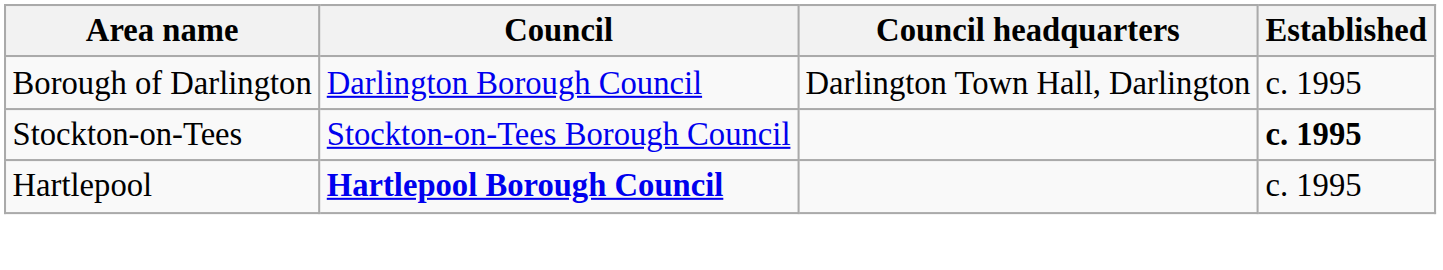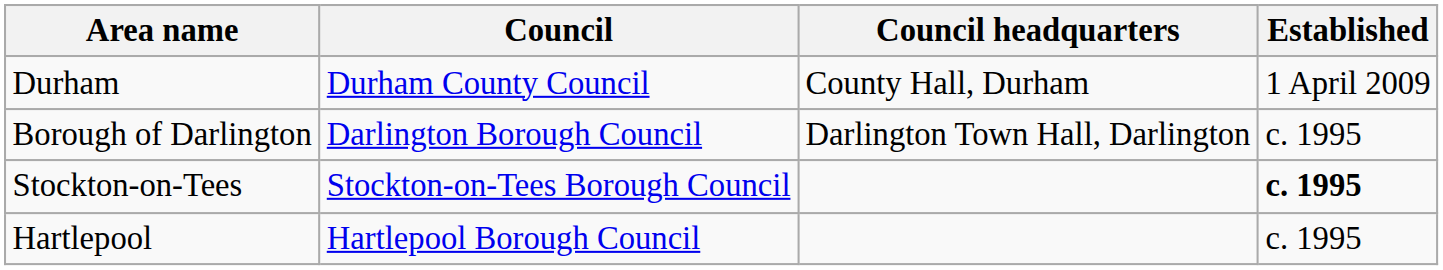+ row: (66, 82)
(525, 185) bold -> (514, 237) normal
